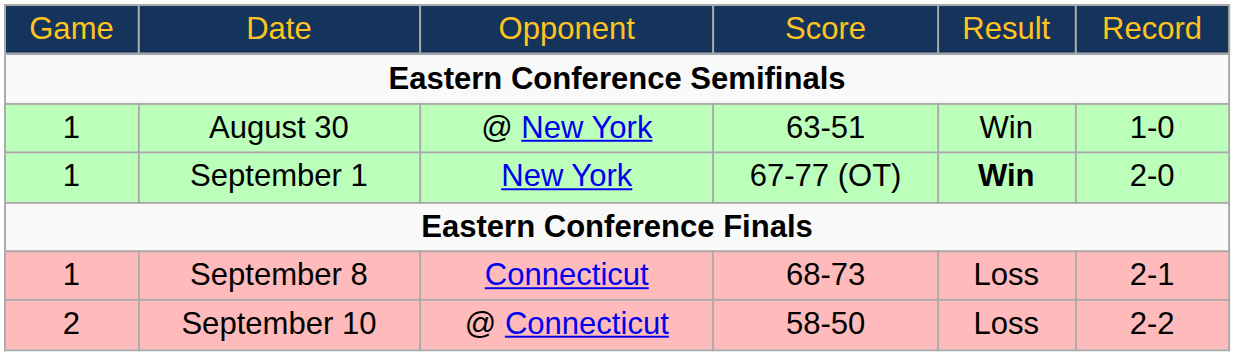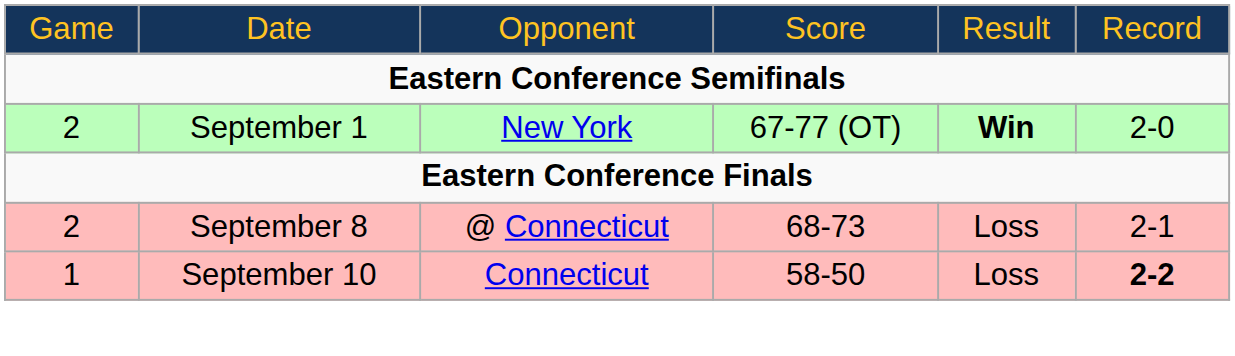- row: (279, 127)
(72, 176) 1 -> (72, 127) 2
(72, 275) 1 -> (72, 226) 2
(567, 275) Connecticut -> (567, 226) @ Connecticut
(72, 324) 2 -> (72, 275) 1
(567, 324) @ Connecticut -> (567, 275) Connecticut
(1152, 324) normal -> (1152, 275) bold
